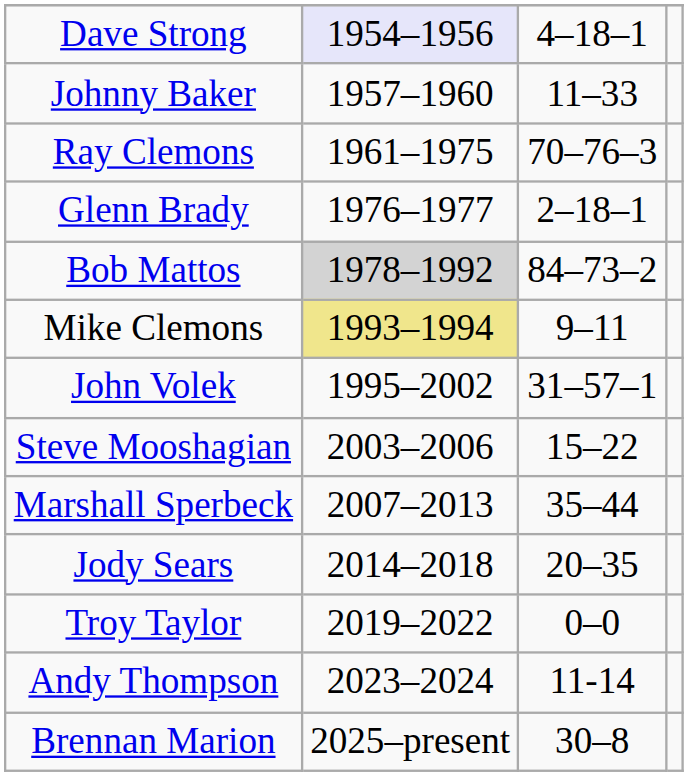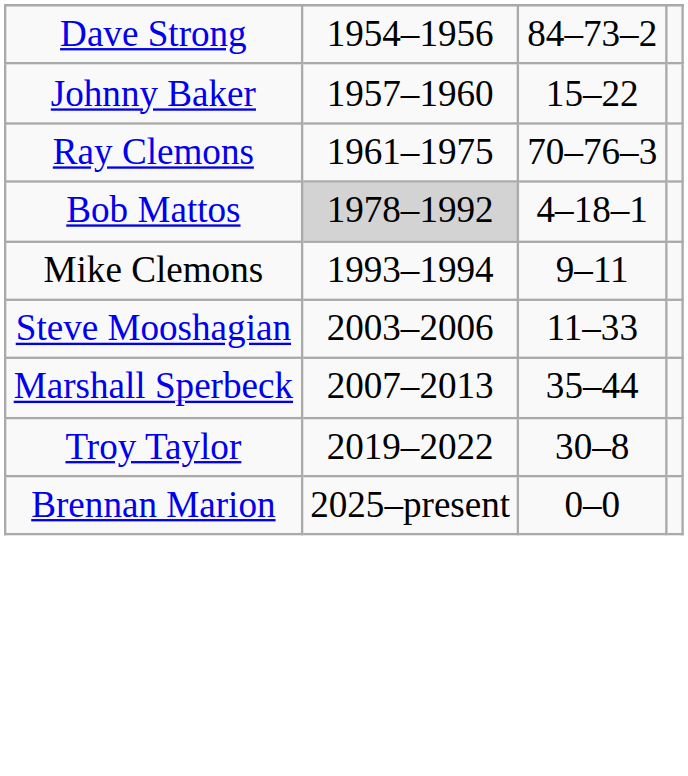(410, 33) lavender background -> (410, 33) no background
(592, 33) 4–18–1 -> (592, 33) 84–73–2
(592, 92) 11–33 -> (592, 92) 15–22
- row: (153, 210)
(592, 269) 84–73–2 -> (592, 210) 4–18–1
(410, 328) khaki background -> (410, 269) no background
- row: (153, 387)
(592, 446) 15–22 -> (592, 328) 11–33
- row: (153, 563)
(592, 622) 0–0 -> (592, 446) 30–8
- row: (153, 681)
(592, 740) 30–8 -> (592, 504) 0–0
